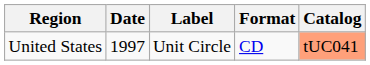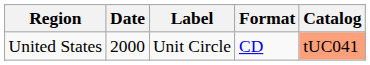(128, 45) 1997 -> (128, 45) 2000
